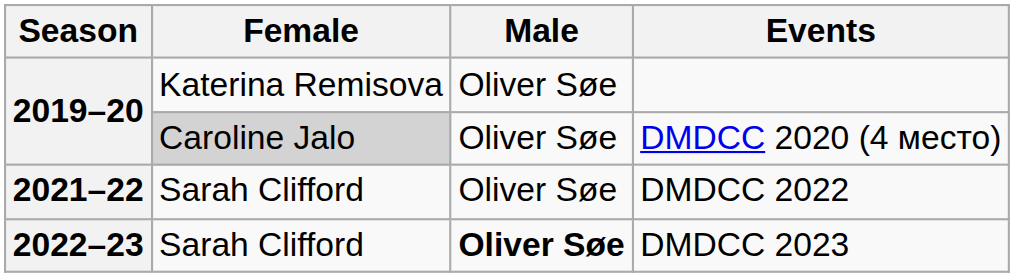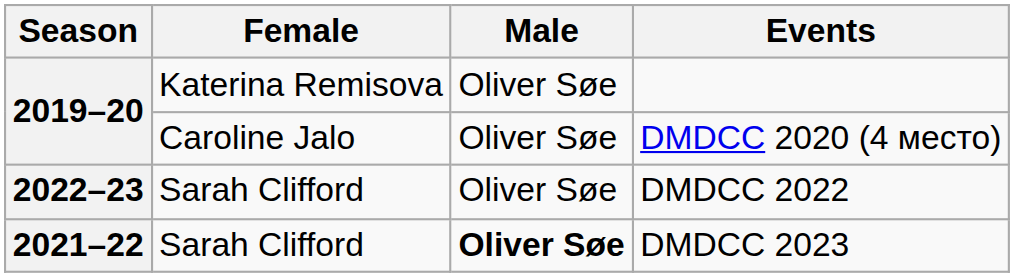(257, 137) lightgrey background -> (257, 137) no background
(78, 191) 2021–22 -> (78, 191) 2022–23
(78, 244) 2022–23 -> (78, 244) 2021–22
